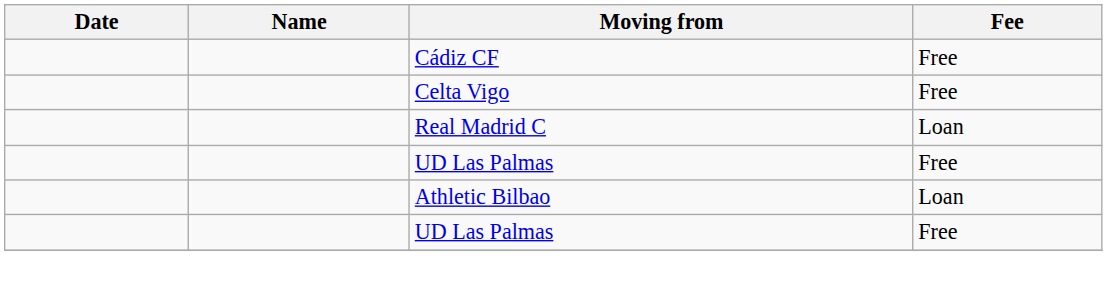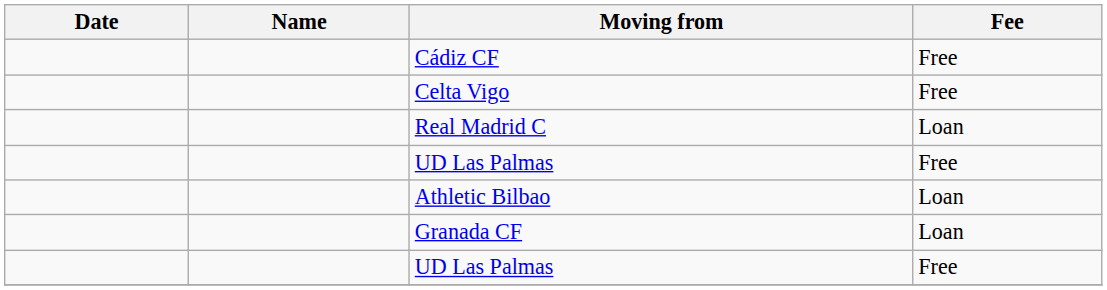+ row: (468, 232)
